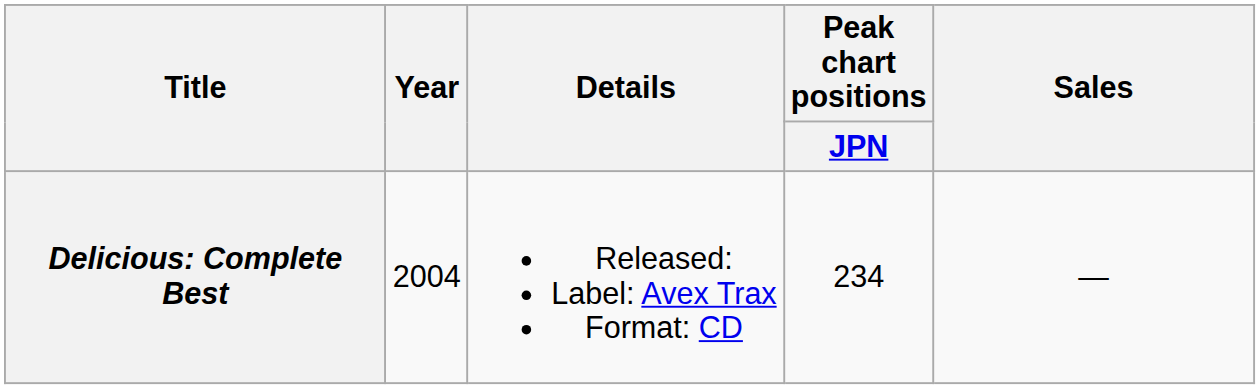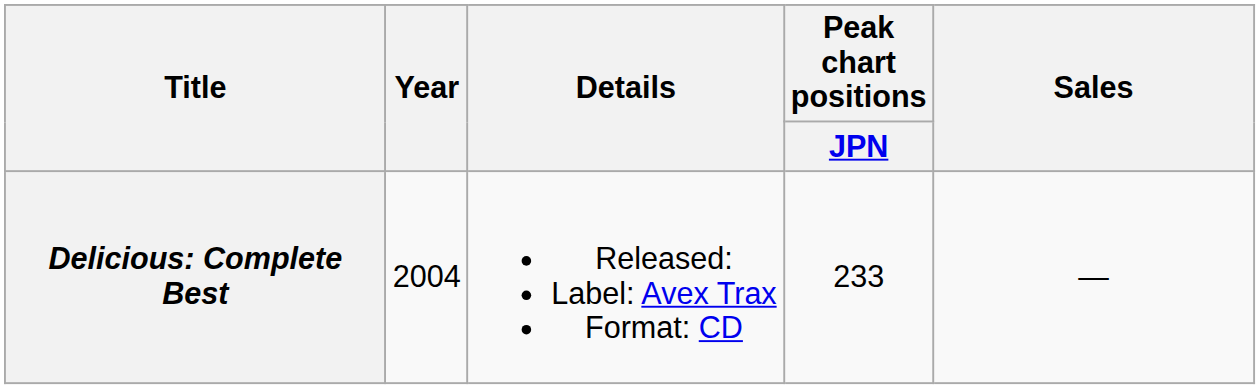(859, 276) 234 -> (859, 276) 233
